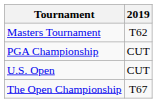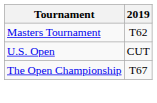- row: (53, 51)
